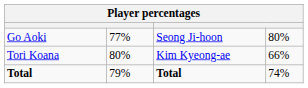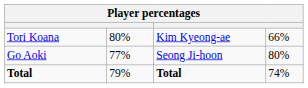rows swapped: (33, 55) <-> (27, 37)
